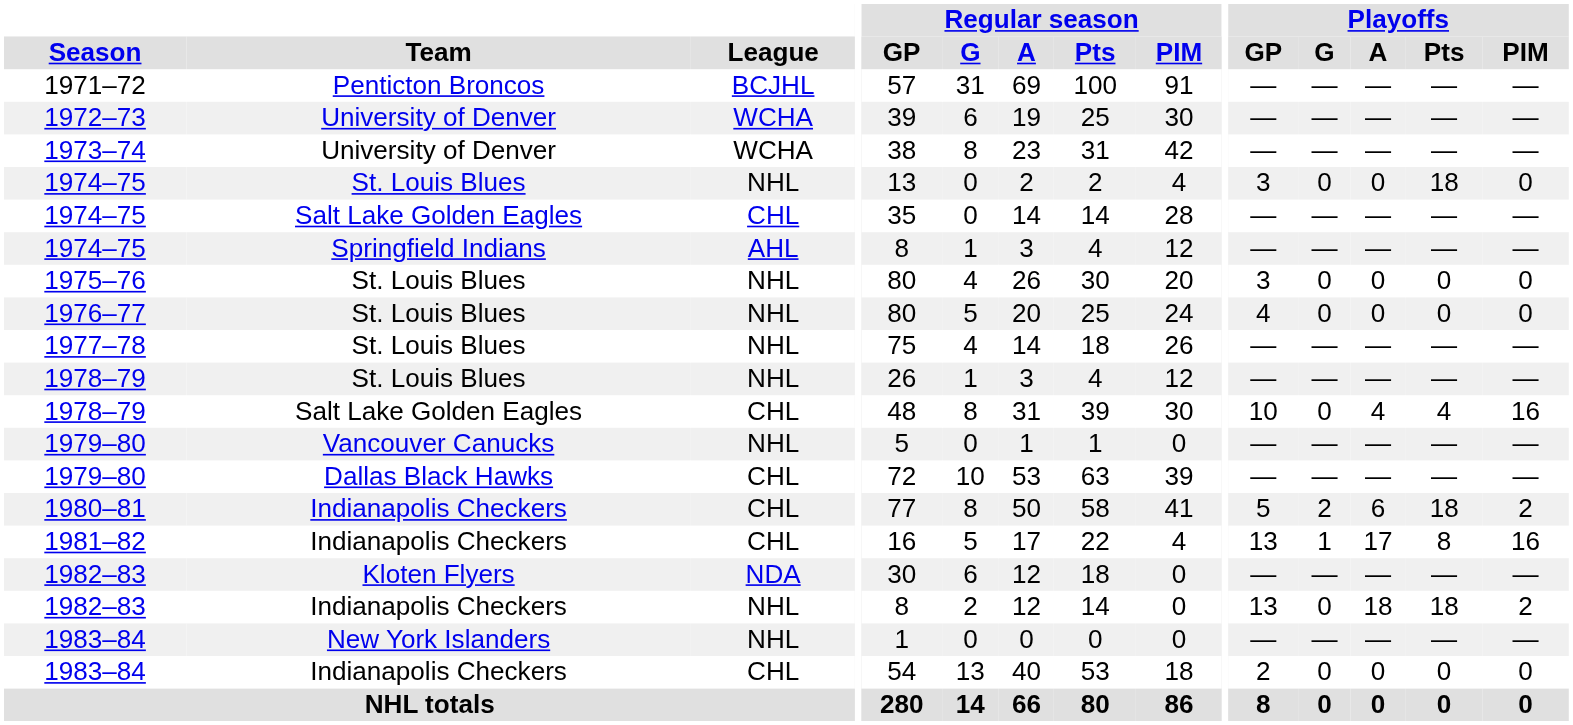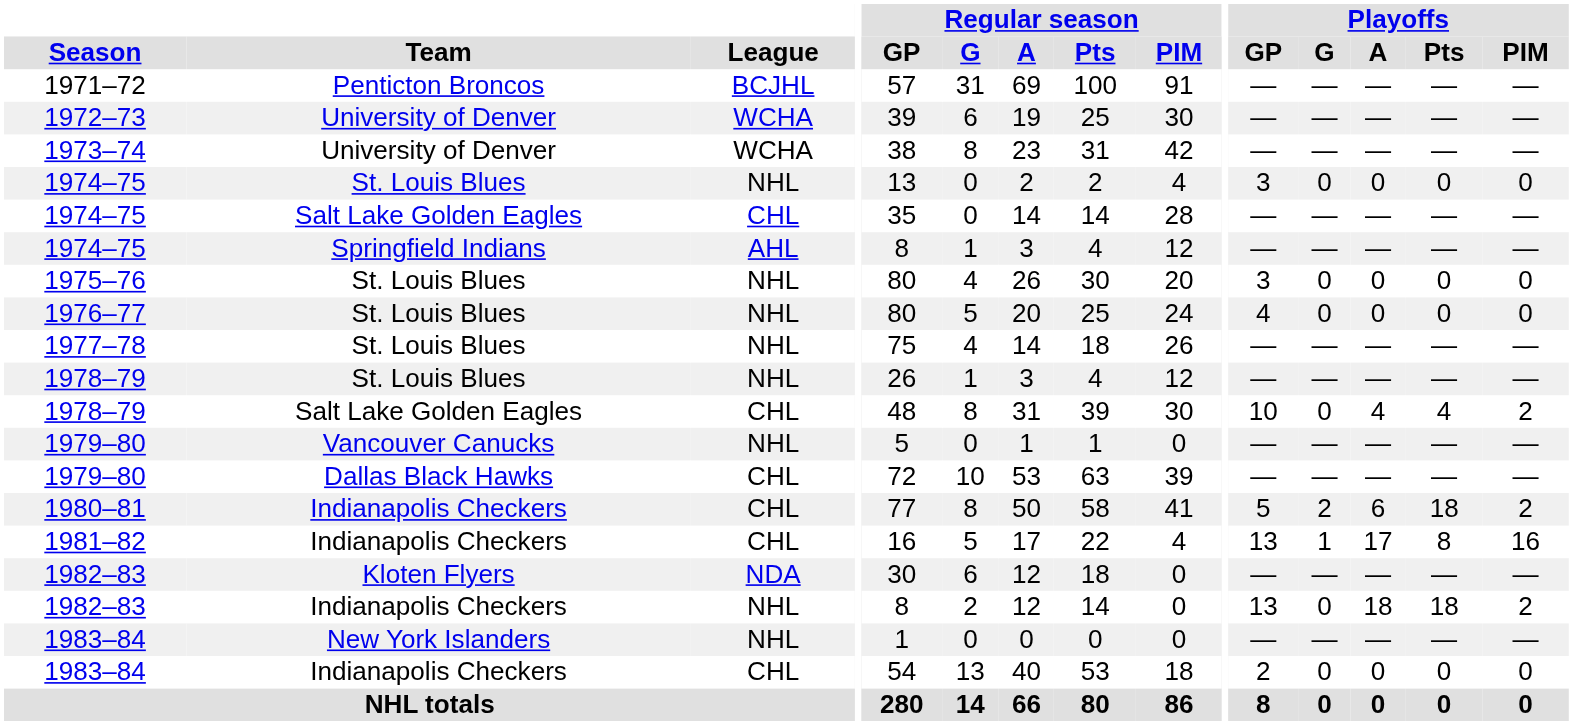(1444, 182) 18 -> (1444, 182) 0
(1526, 411) 16 -> (1526, 411) 2
